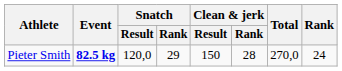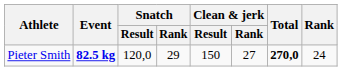(249, 56) 28 -> (249, 56) 27
(284, 56) normal -> (284, 56) bold
